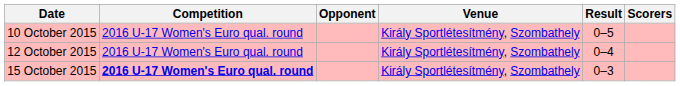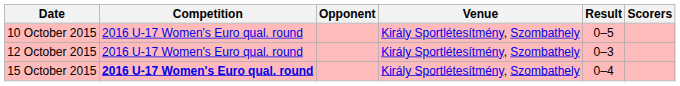(604, 52) 0–4 -> (604, 52) 0–3
(604, 71) 0–3 -> (604, 71) 0–4
